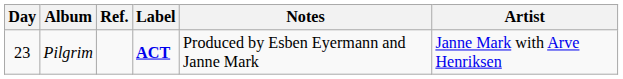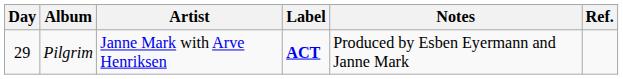columns swapped: (525, 17) <-> (114, 17)
(22, 52) 23 -> (22, 52) 29
